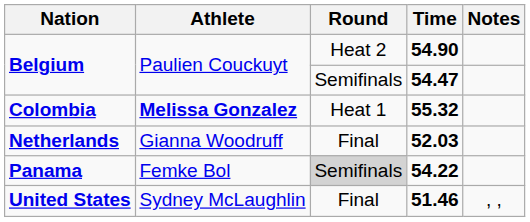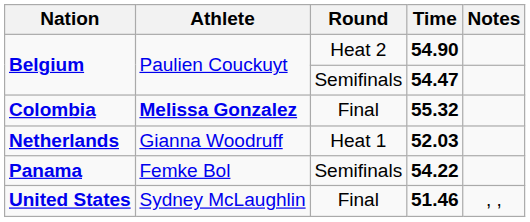(358, 110) Heat 1 -> (358, 110) Final
(358, 140) Final -> (358, 140) Heat 1
(358, 170) lightgrey background -> (358, 170) no background
